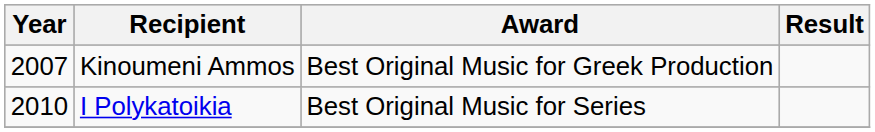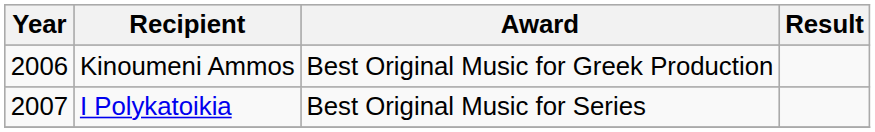(39, 65) 2007 -> (39, 65) 2006
(39, 106) 2010 -> (39, 106) 2007
